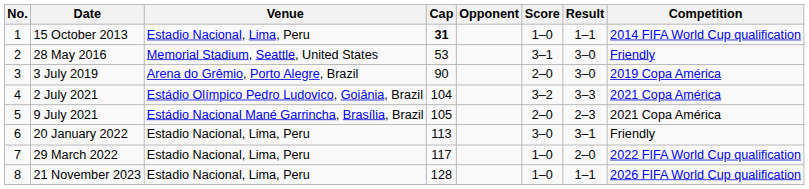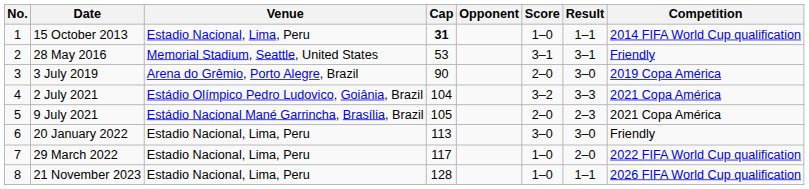(585, 54) 3–0 -> (585, 54) 3–1
(585, 134) 3–1 -> (585, 134) 3–0
